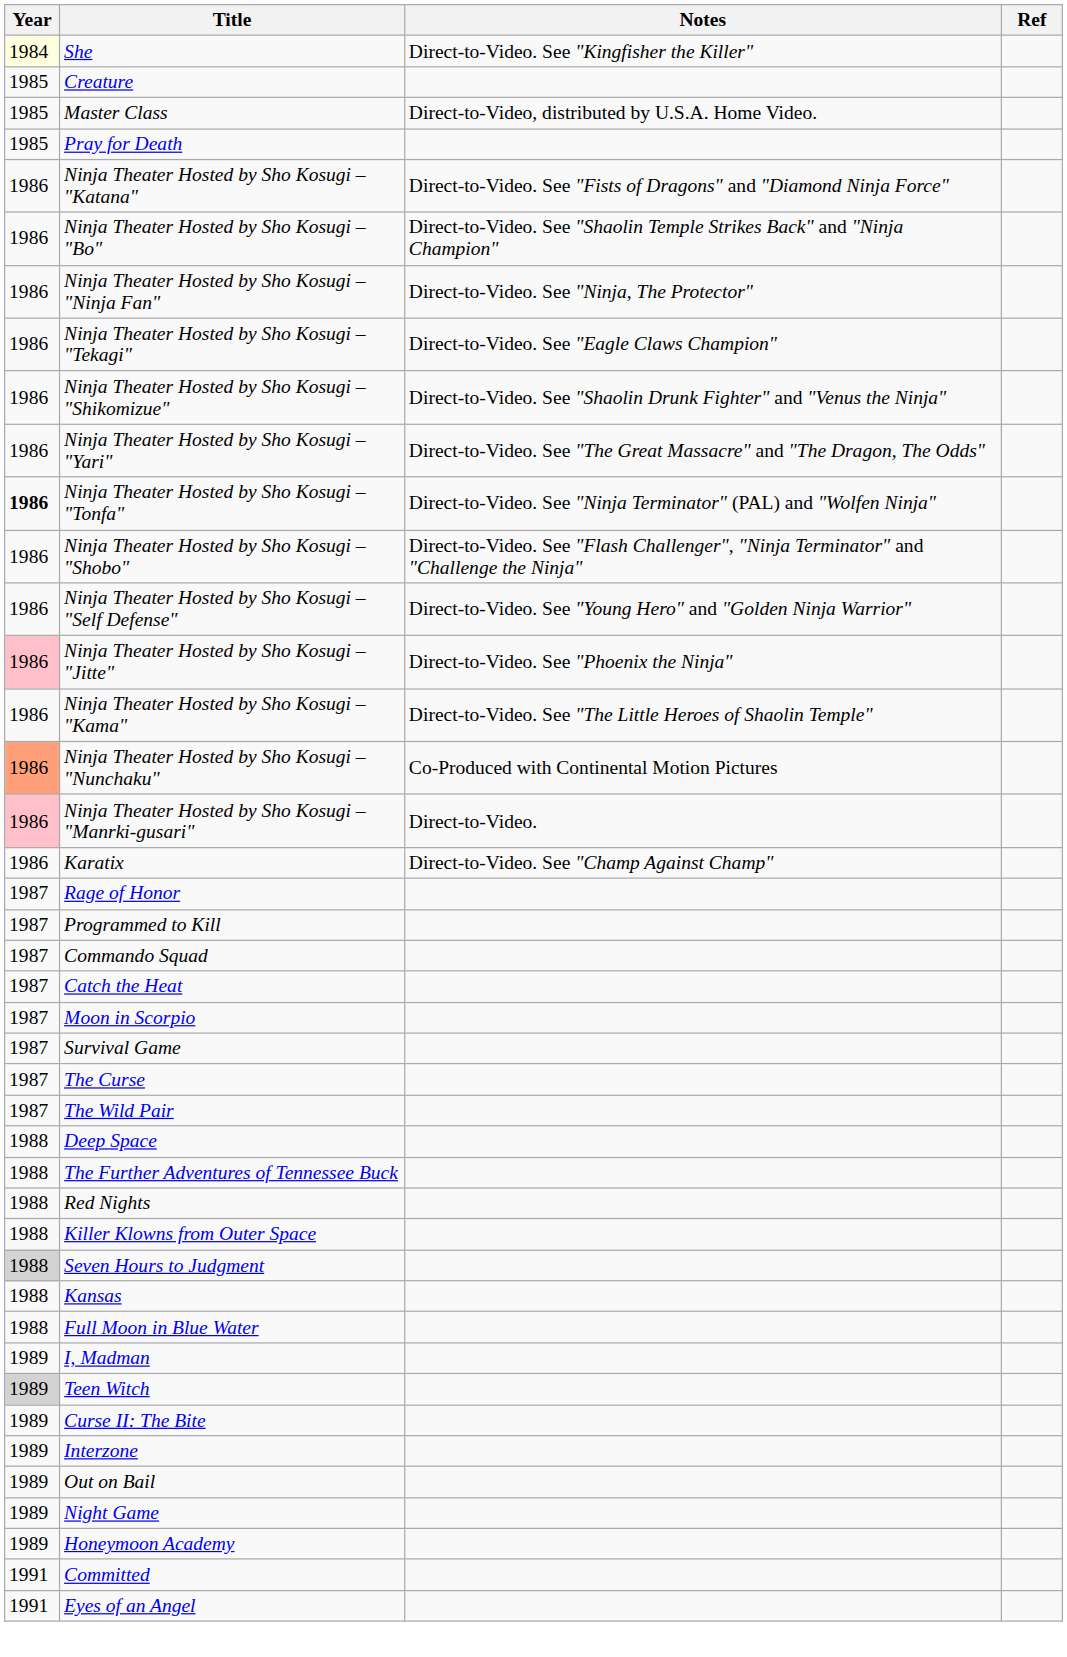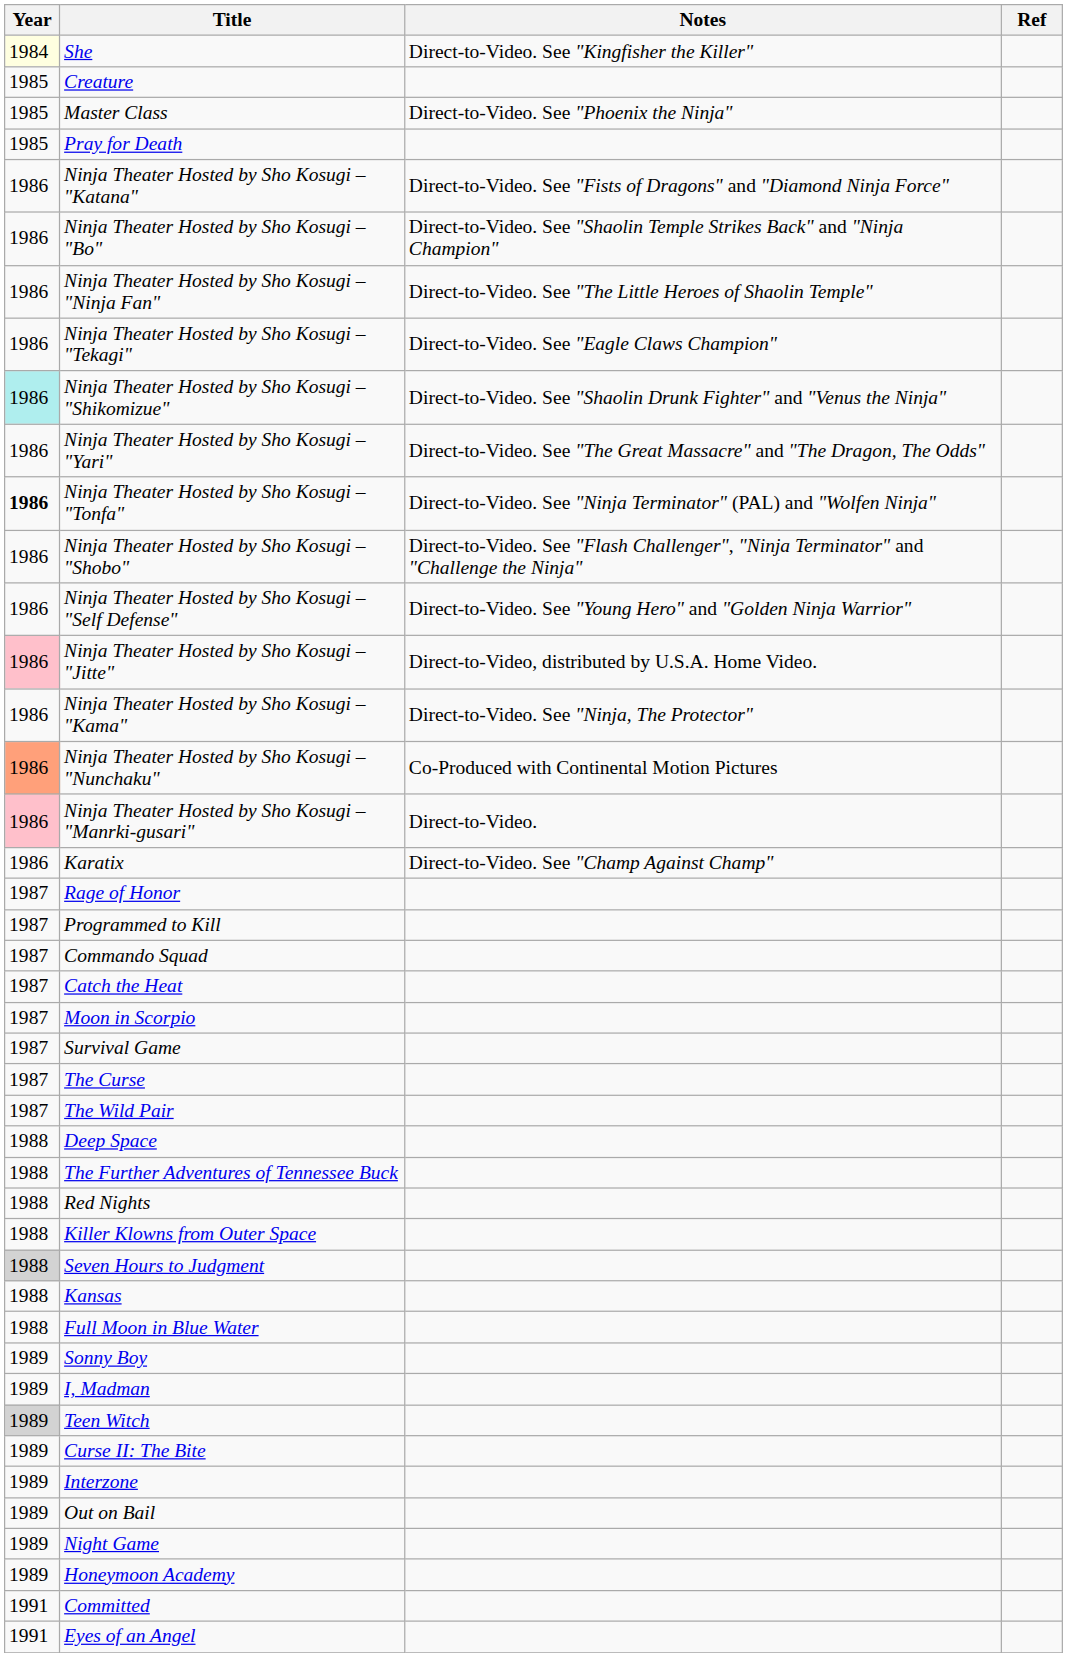(613, 112) Direct-to-Video, distributed by U.S.A. Home Video. -> (571, 112) Direct-to-Video. See "Phoenix the Ninja"
(581, 291) Direct-to-Video. See "Ninja, The Protector" -> (641, 291) Direct-to-Video. See "The Little Heroes of Shaolin Temple"
(29, 397) no background -> (29, 397) paleturquoise background
(571, 662) Direct-to-Video. See "Phoenix the Ninja" -> (613, 662) Direct-to-Video, distributed by U.S.A. Home Video.
(641, 714) Direct-to-Video. See "The Little Heroes of Shaolin Temple" -> (581, 714) Direct-to-Video. See "Ninja, The Protector"
+ row: (106, 1358)
